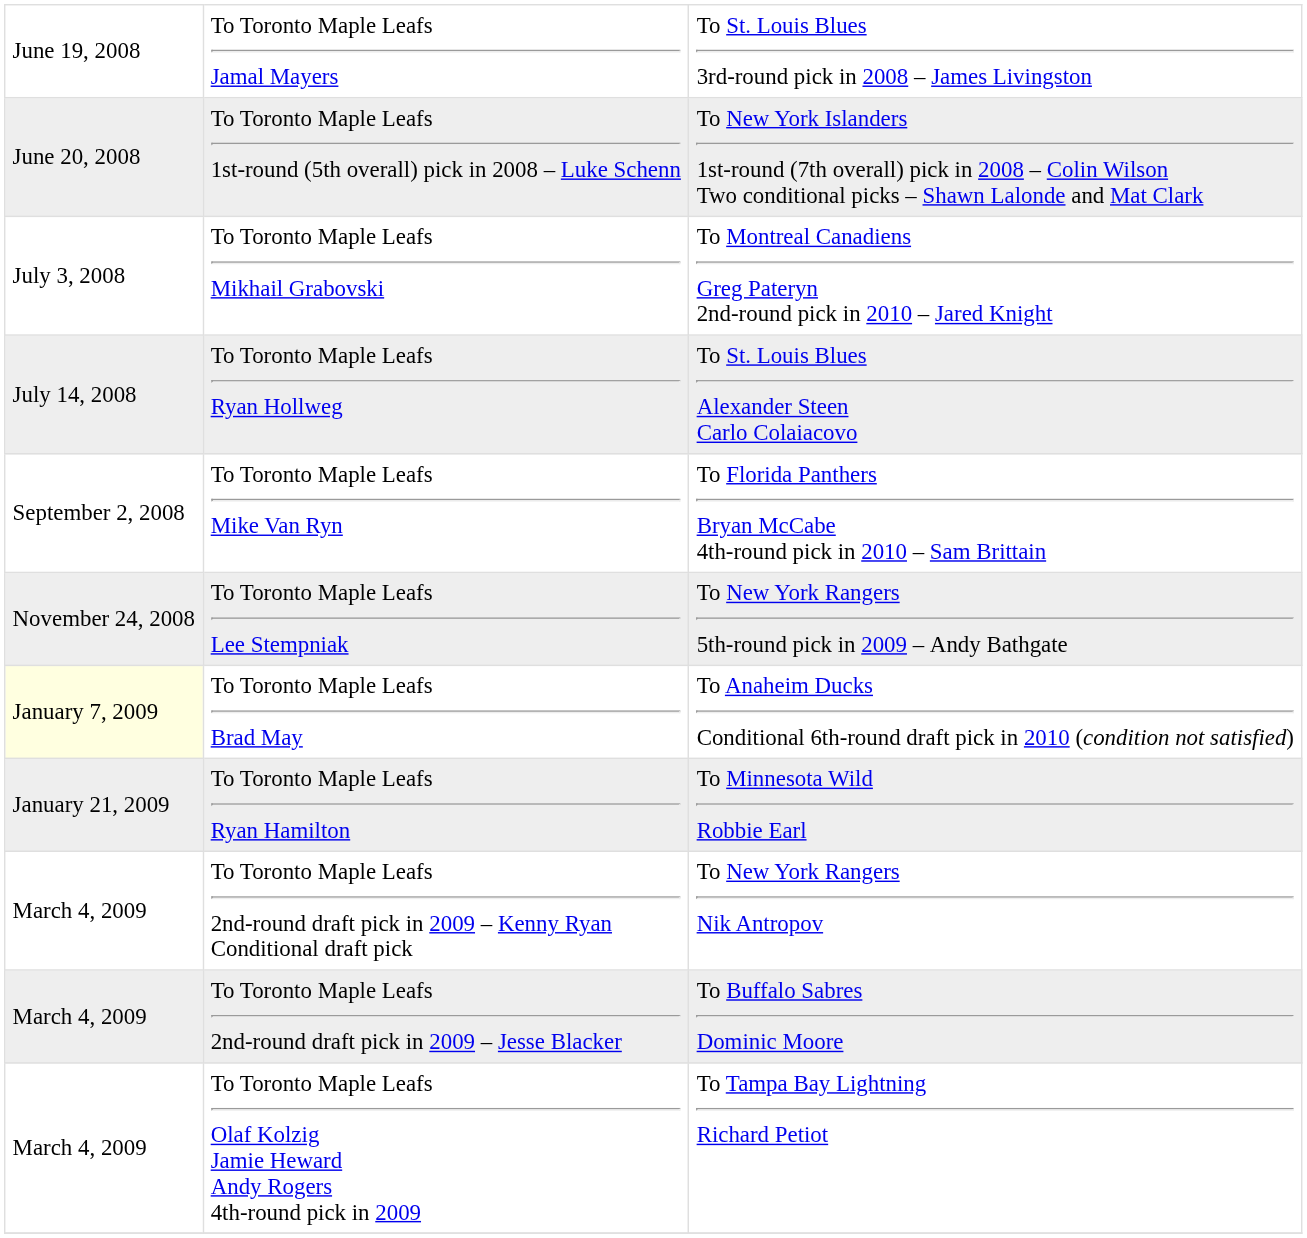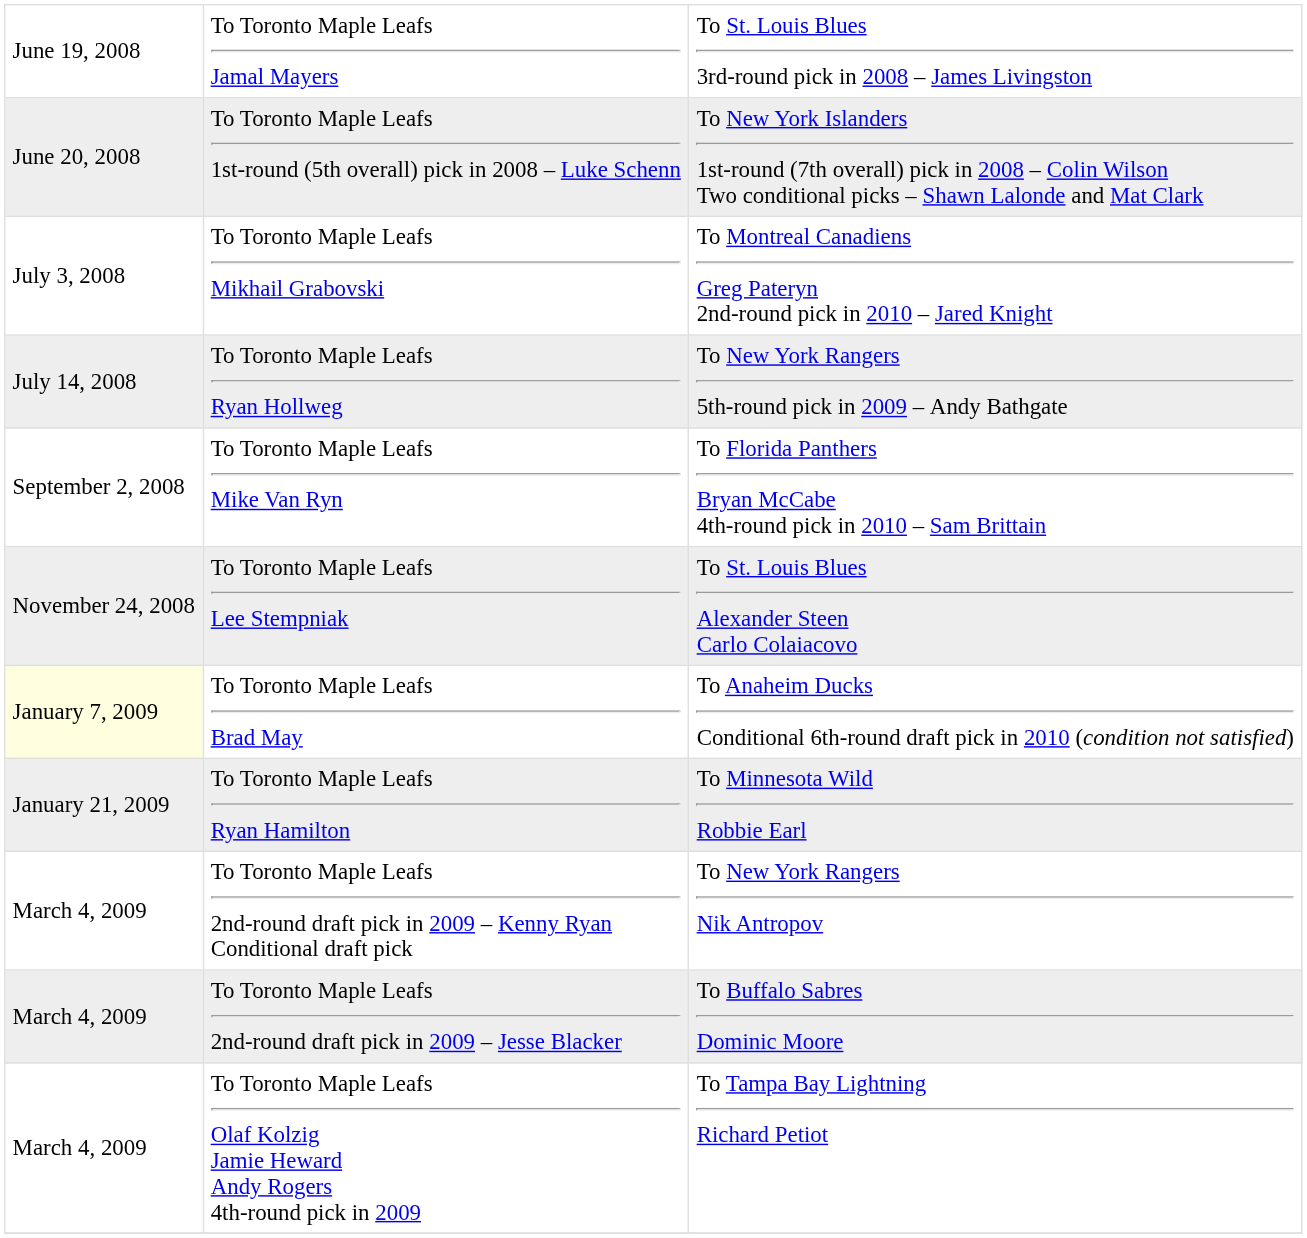(995, 394) To St. Louis Blues Alexander Steen Carlo Colaiacovo -> (995, 381) To New York Rangers 5th-round pick in 2009 – Andy Bathgate
(995, 618) To New York Rangers 5th-round pick in 2009 – Andy Bathgate -> (995, 605) To St. Louis Blues Alexander Steen Carlo Colaiacovo
